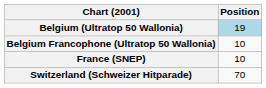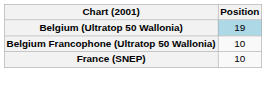- row: (111, 75)
